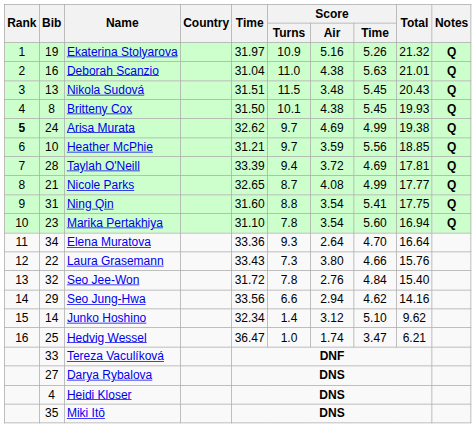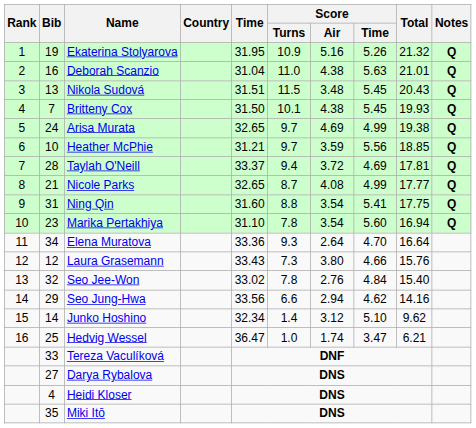(250, 52) 31.97 -> (250, 52) 31.95
(52, 109) 8 -> (52, 109) 7
(22, 128) bold -> (22, 128) normal
(250, 128) 32.62 -> (250, 128) 32.65
(250, 166) 33.39 -> (250, 166) 33.37
(52, 261) 22 -> (52, 261) 12
(250, 280) 31.72 -> (250, 280) 33.02
